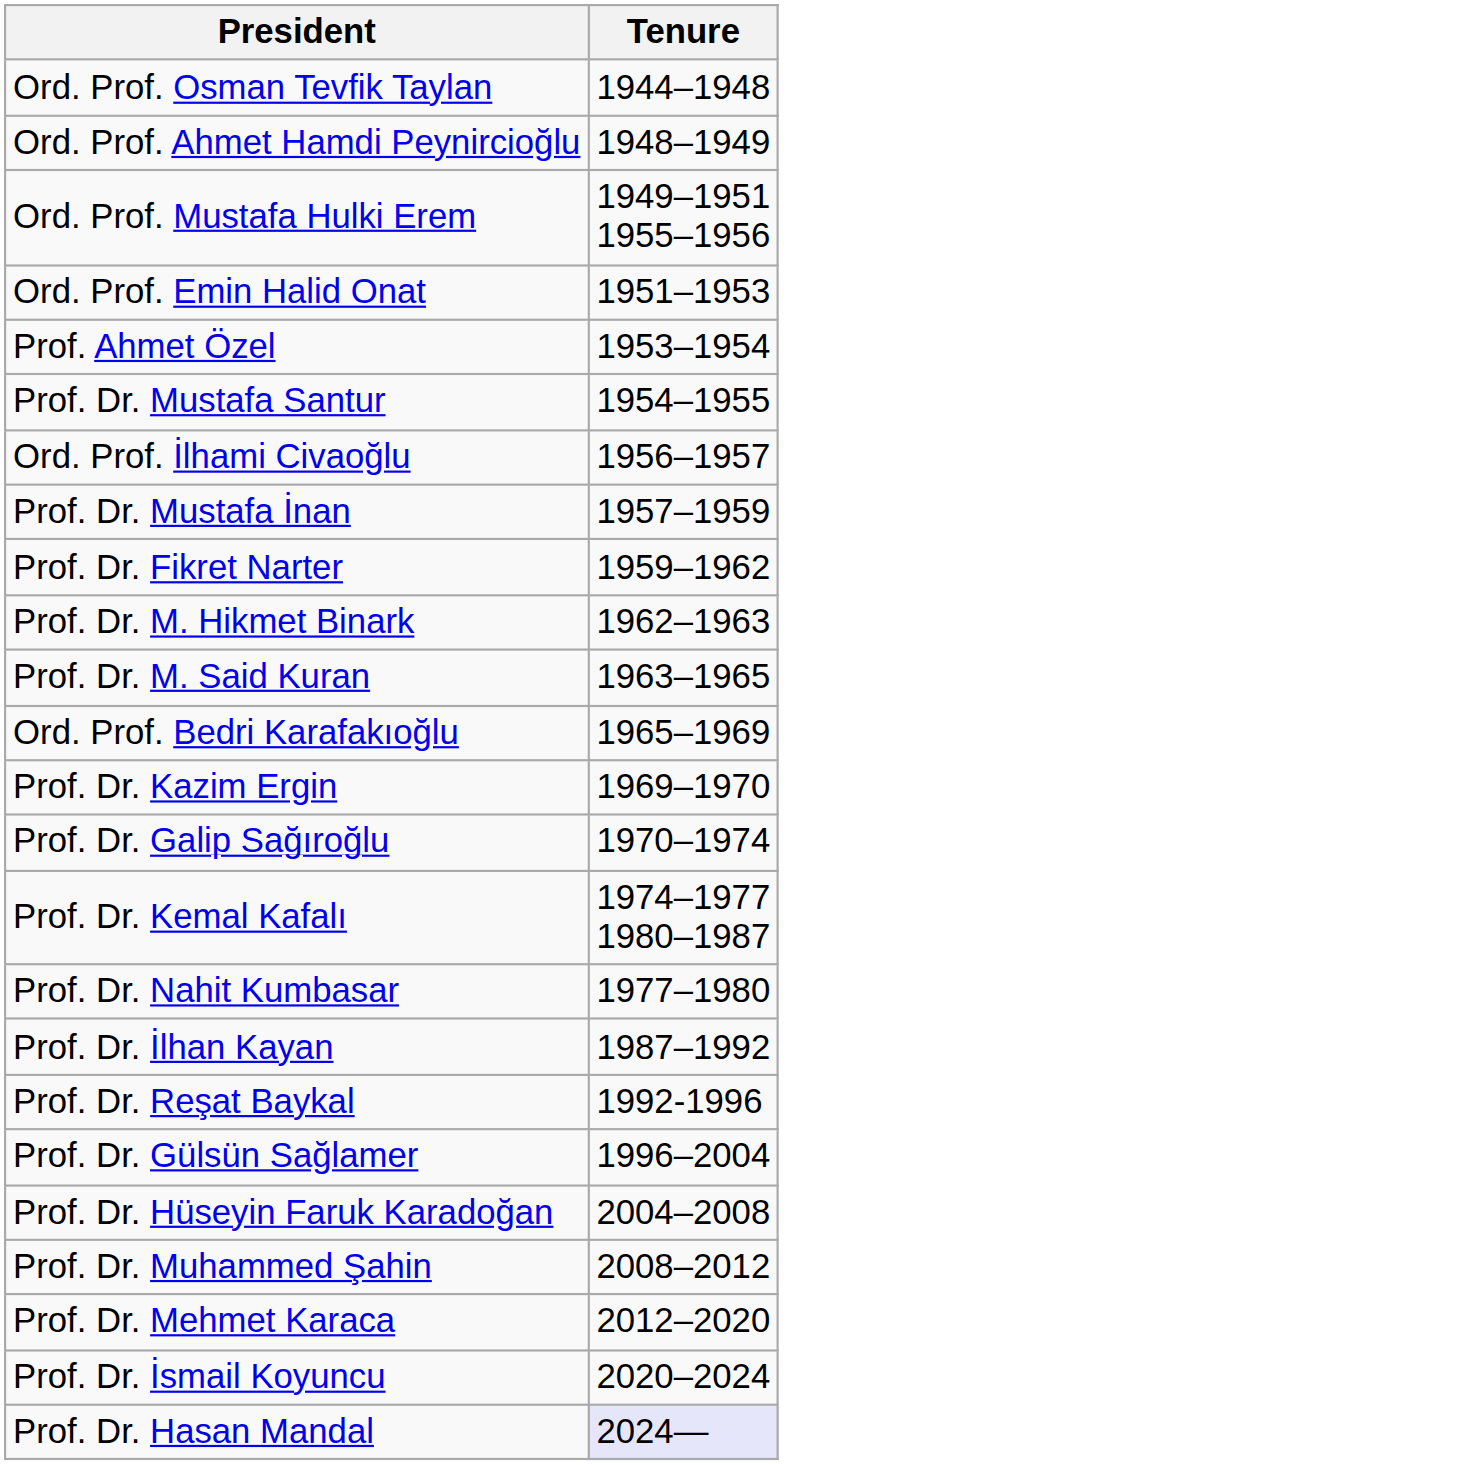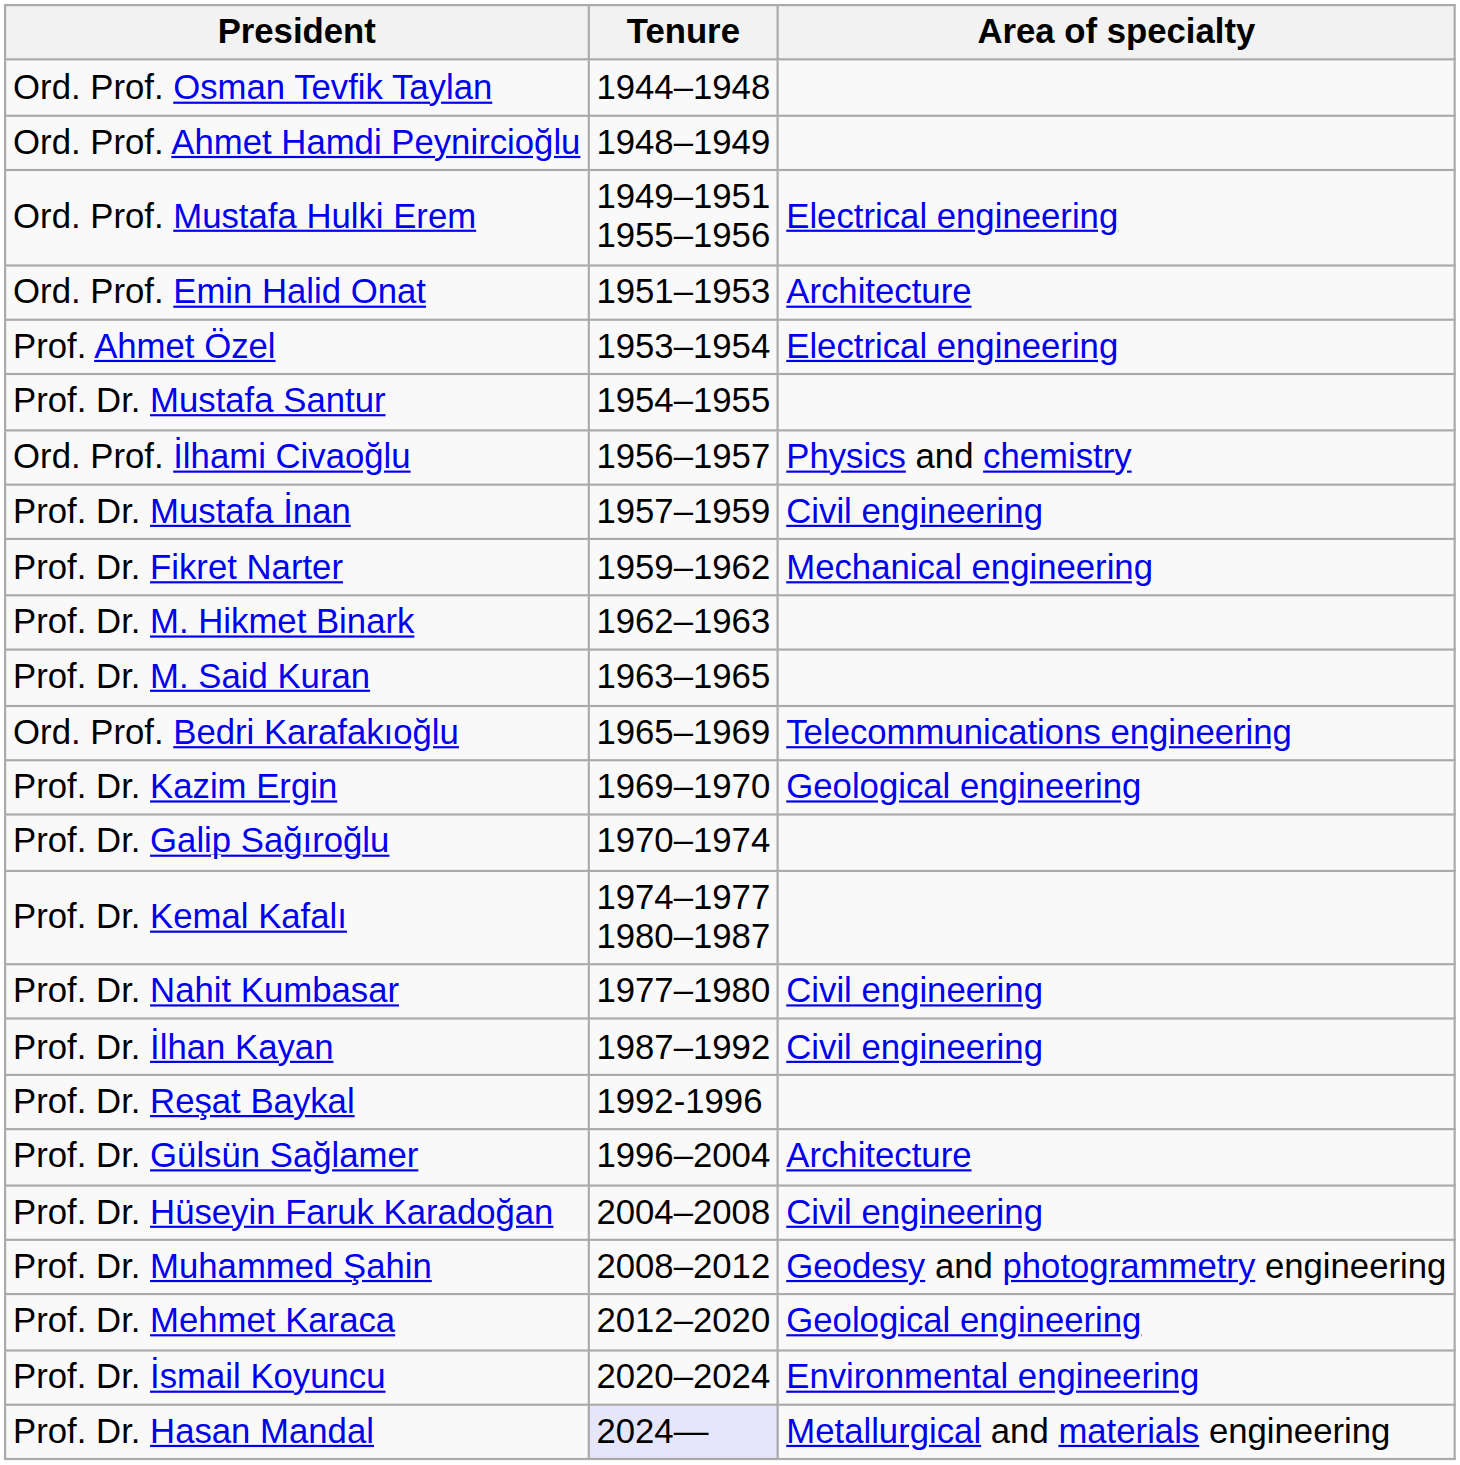+ column: (1116, 32)
